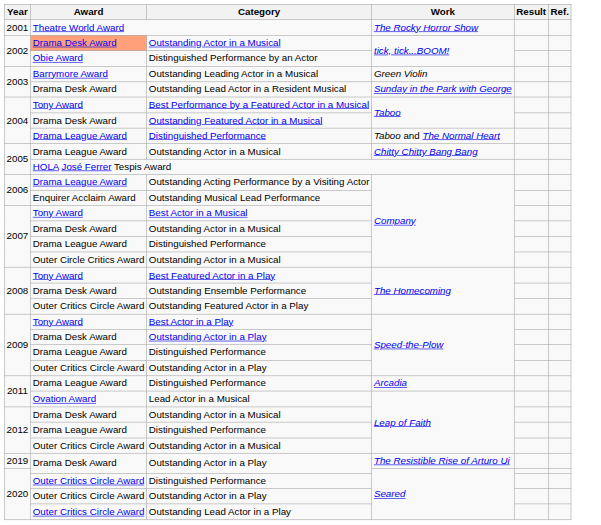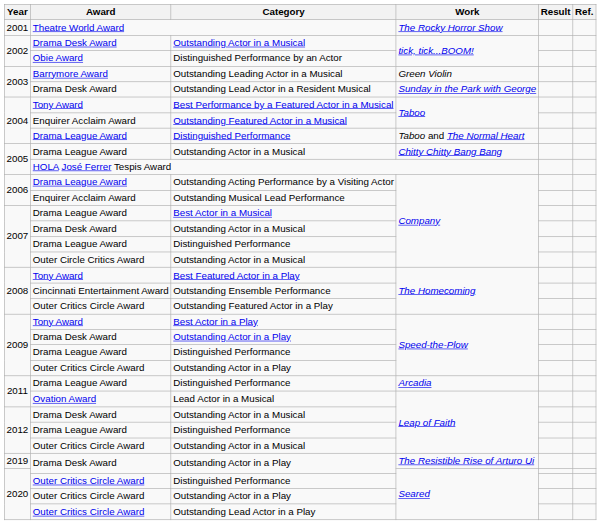(75, 43) lightsalmon background -> (75, 43) no background
(75, 120) Drama Desk Award -> (84, 120) Enquirer Acclaim Award
(58, 213) Tony Award -> (80, 213) Drama League Award
(75, 290) Drama Desk Award -> (101, 290) Cincinnati Entertainment Award
